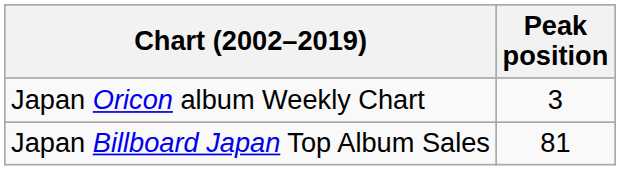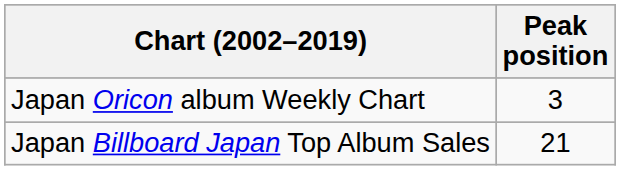(555, 142) 81 -> (555, 142) 21
